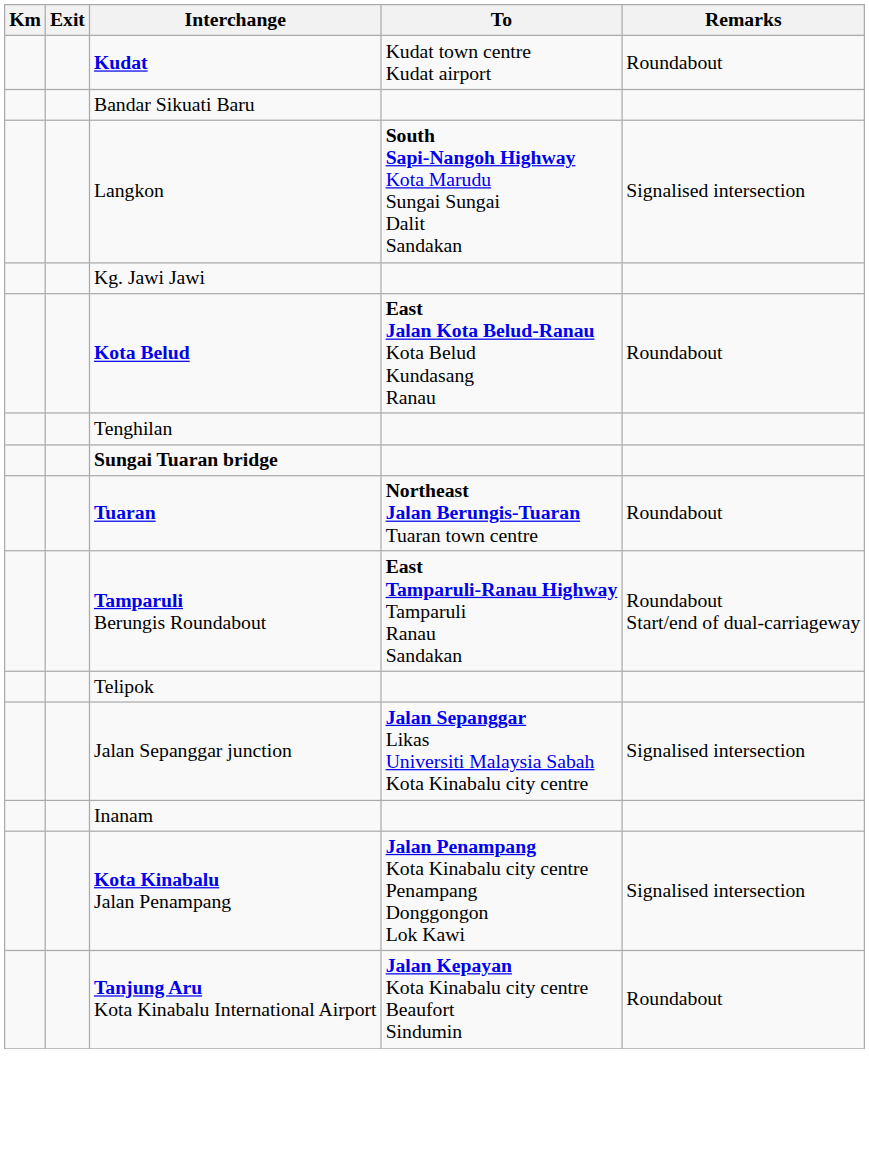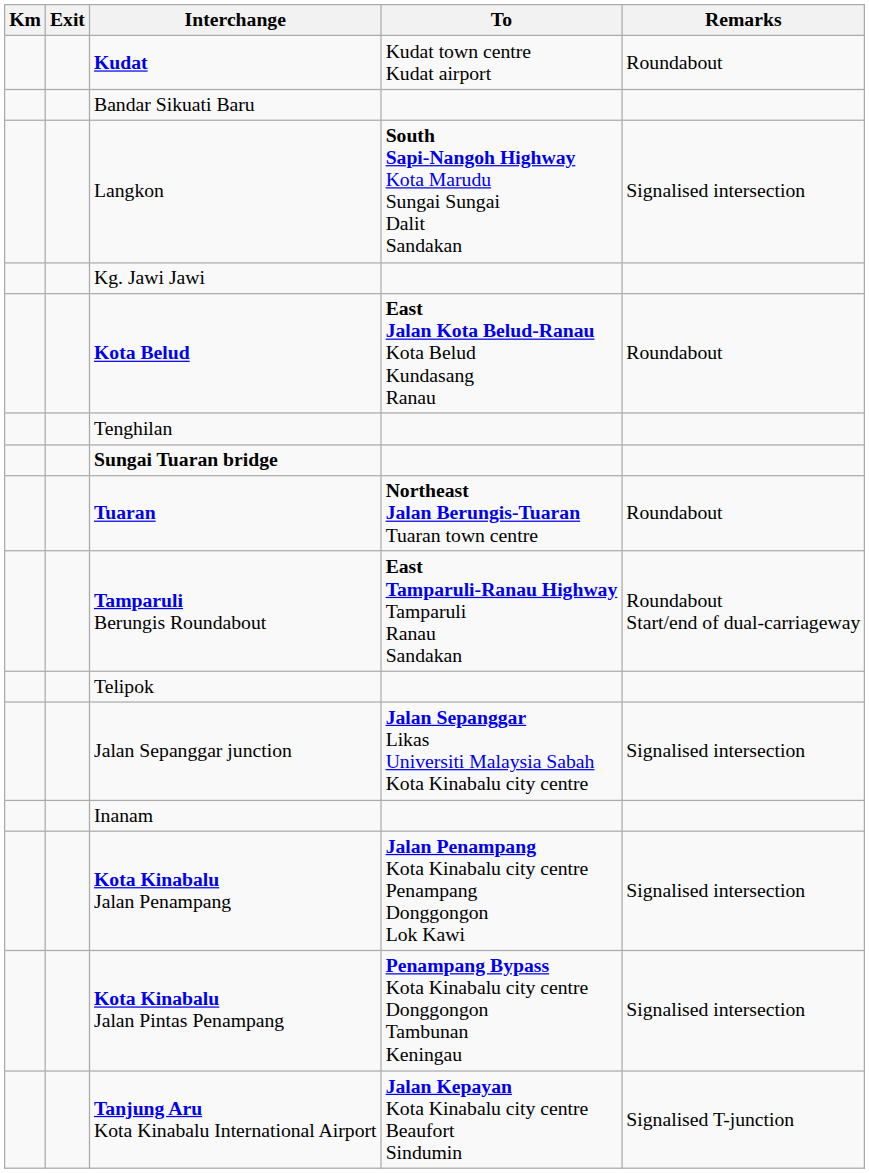+ row: (189, 1010)
(674, 999) Roundabout -> (710, 1119) Signalised T-junction
